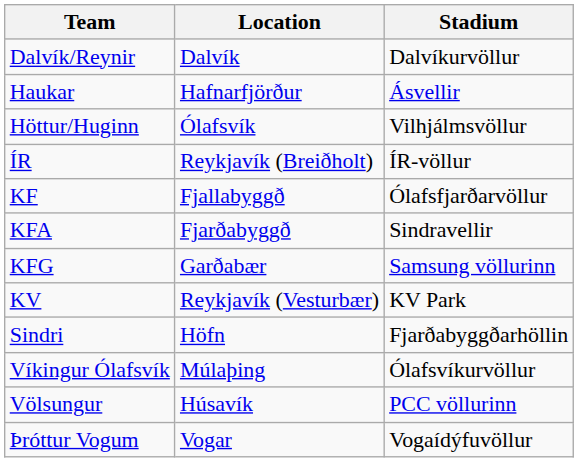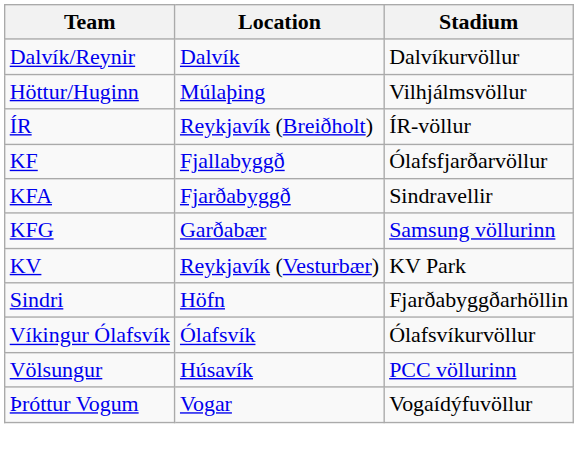- row: (42, 91)
(218, 126) Ólafsvík -> (223, 91) Múlaþing
(223, 369) Múlaþing -> (218, 334) Ólafsvík
